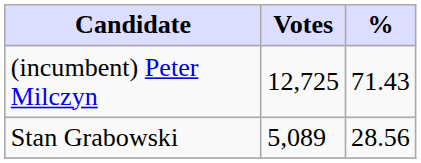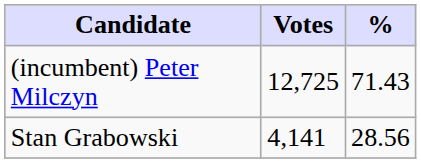(297, 137) 5,089 -> (297, 137) 4,141
